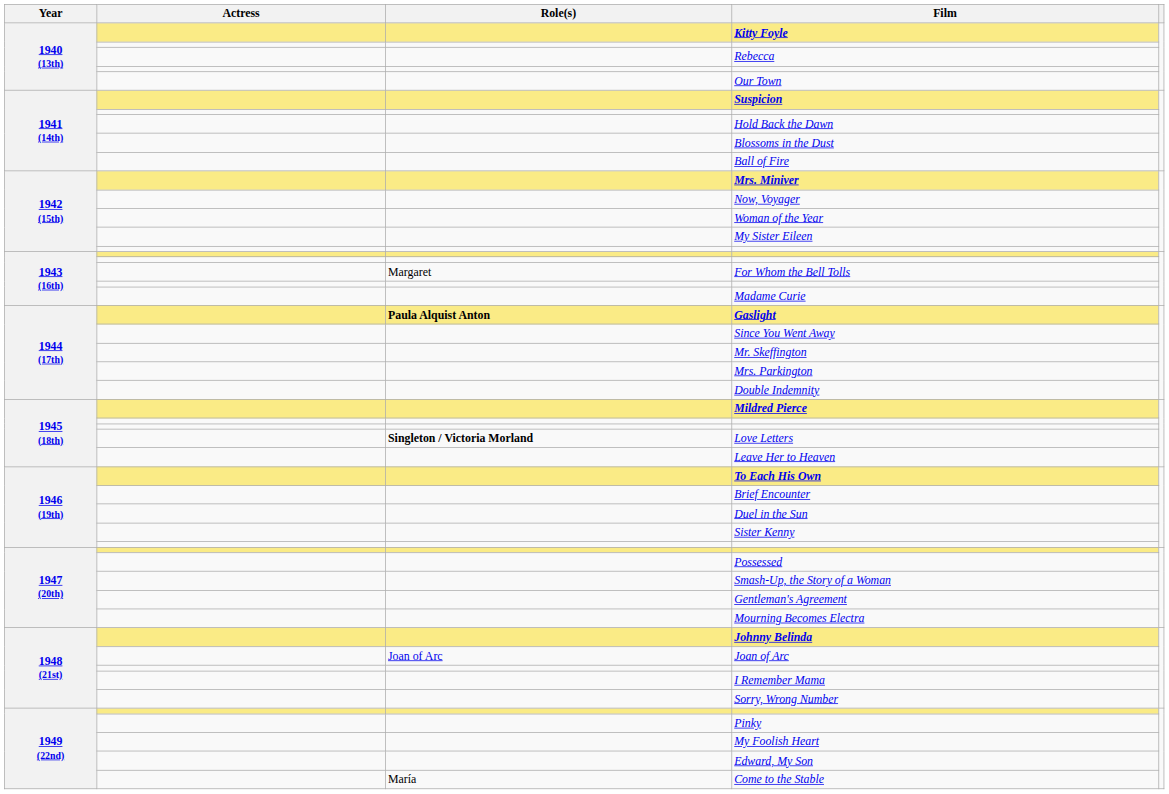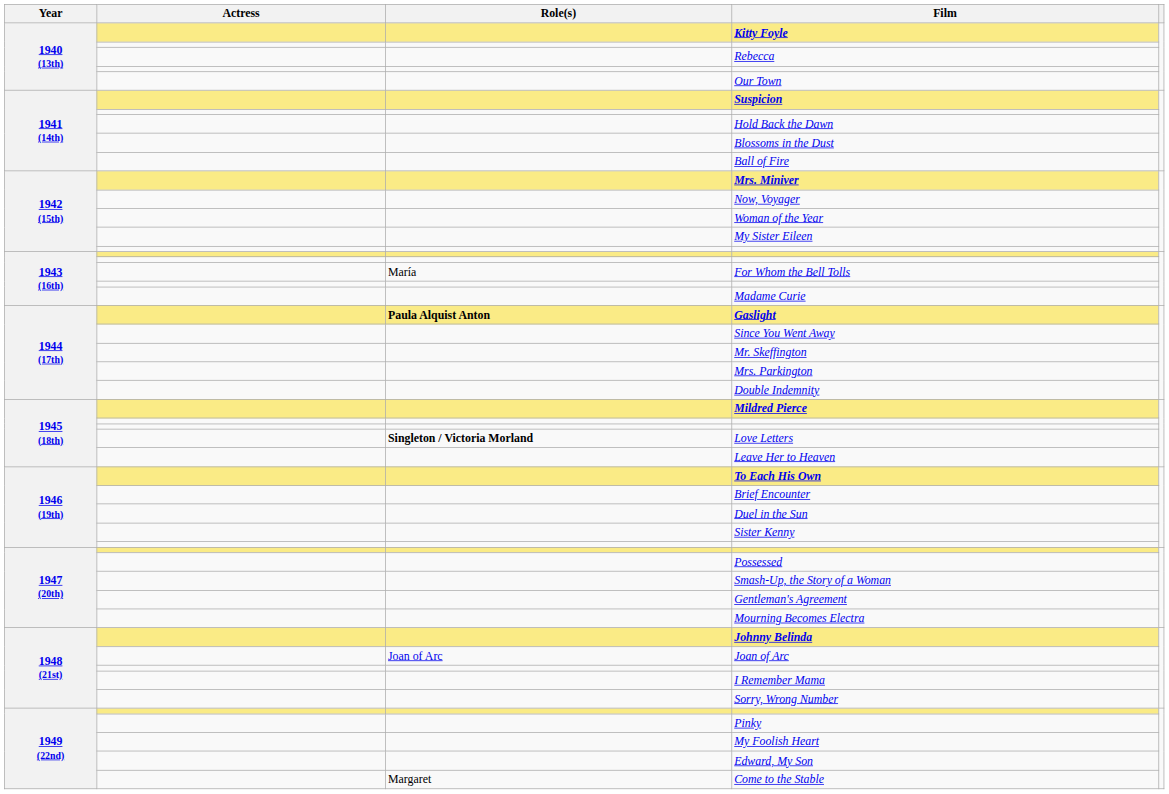(410, 271) Margaret -> (402, 271) María
(402, 779) María -> (410, 779) Margaret
